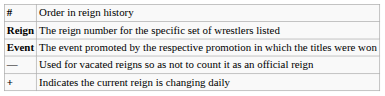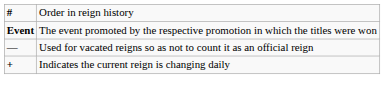- row: (20, 30)
